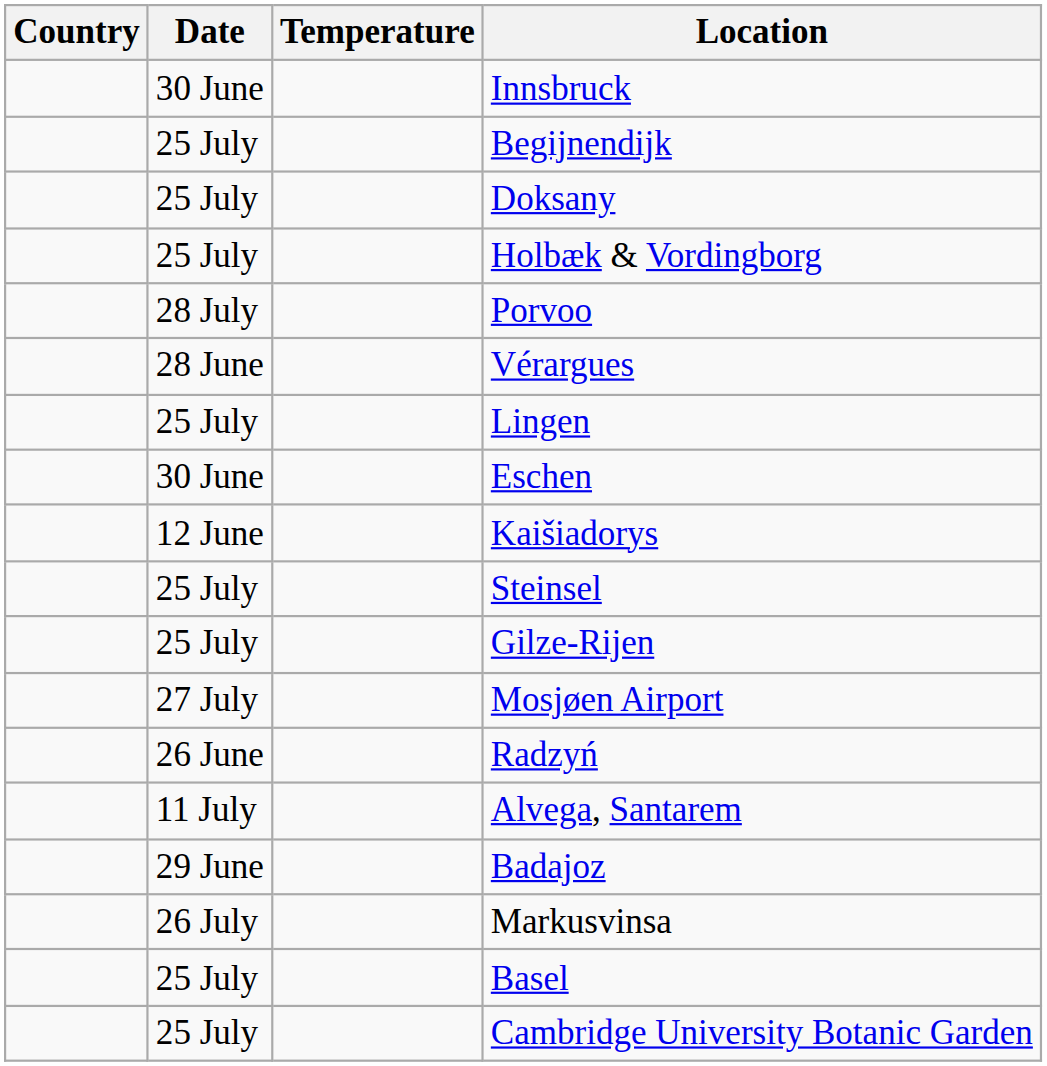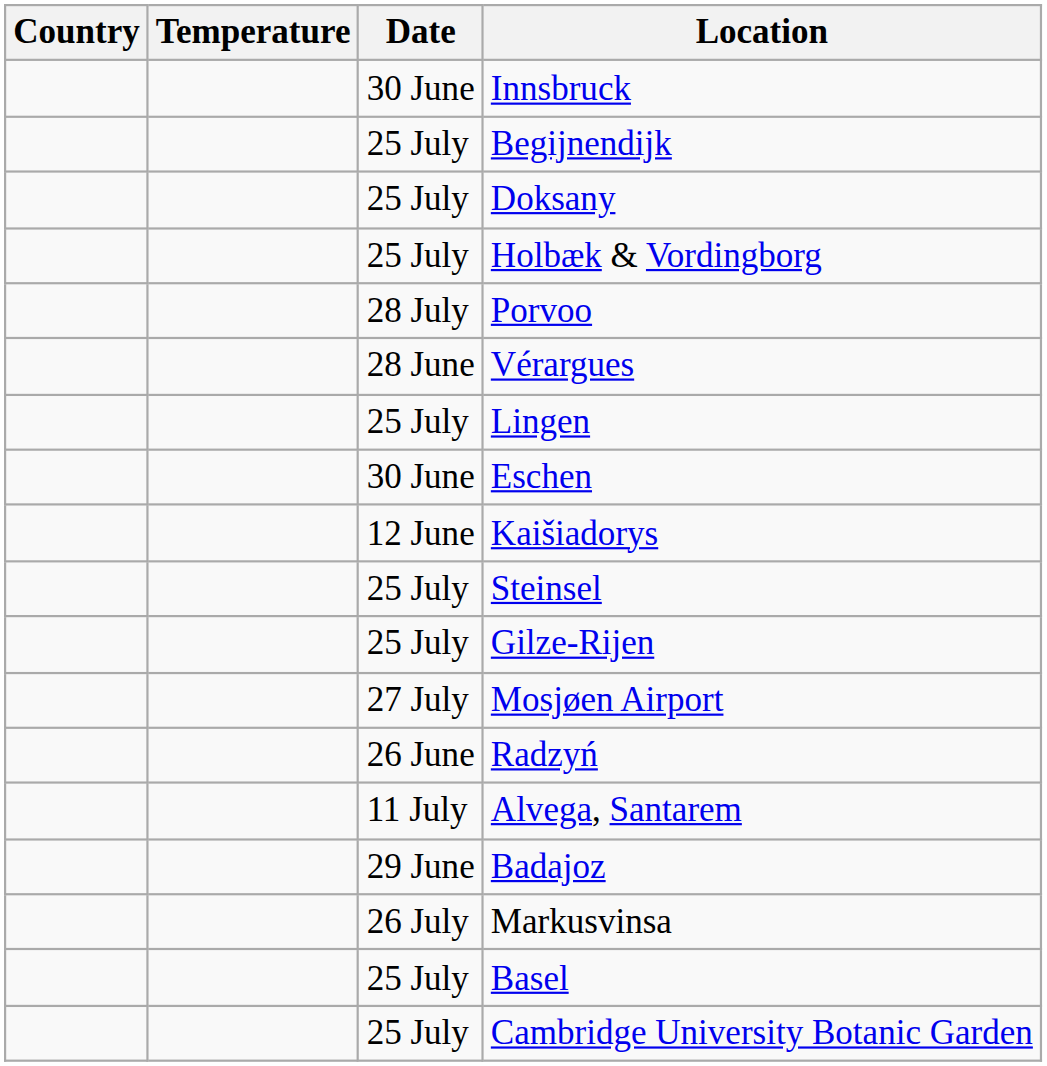columns swapped: (377, 32) <-> (210, 32)
